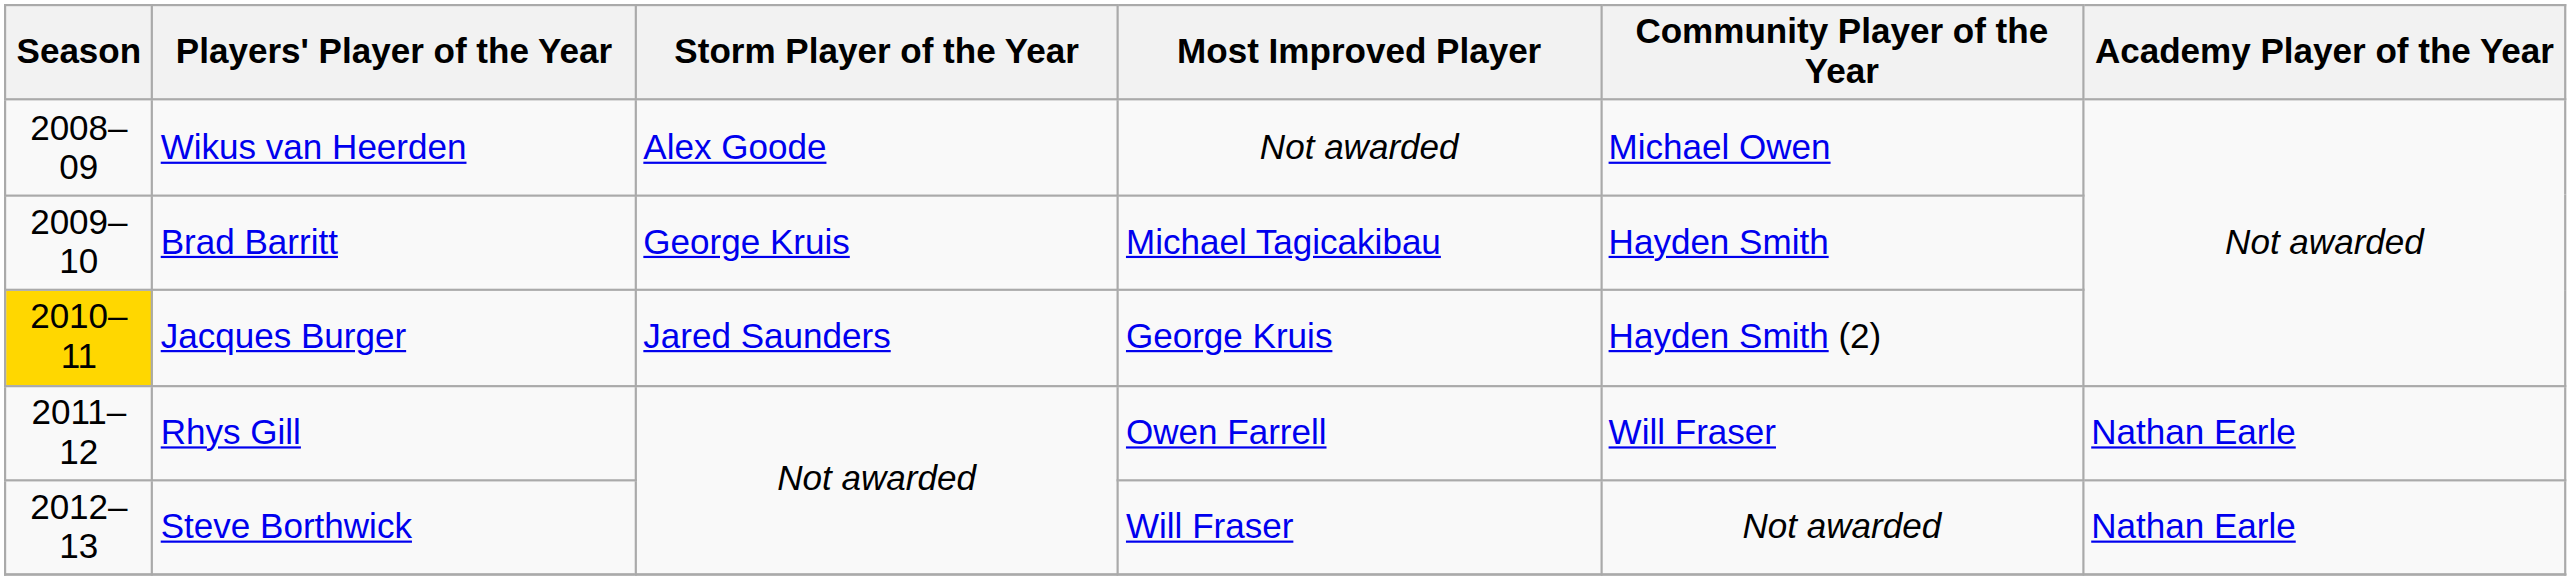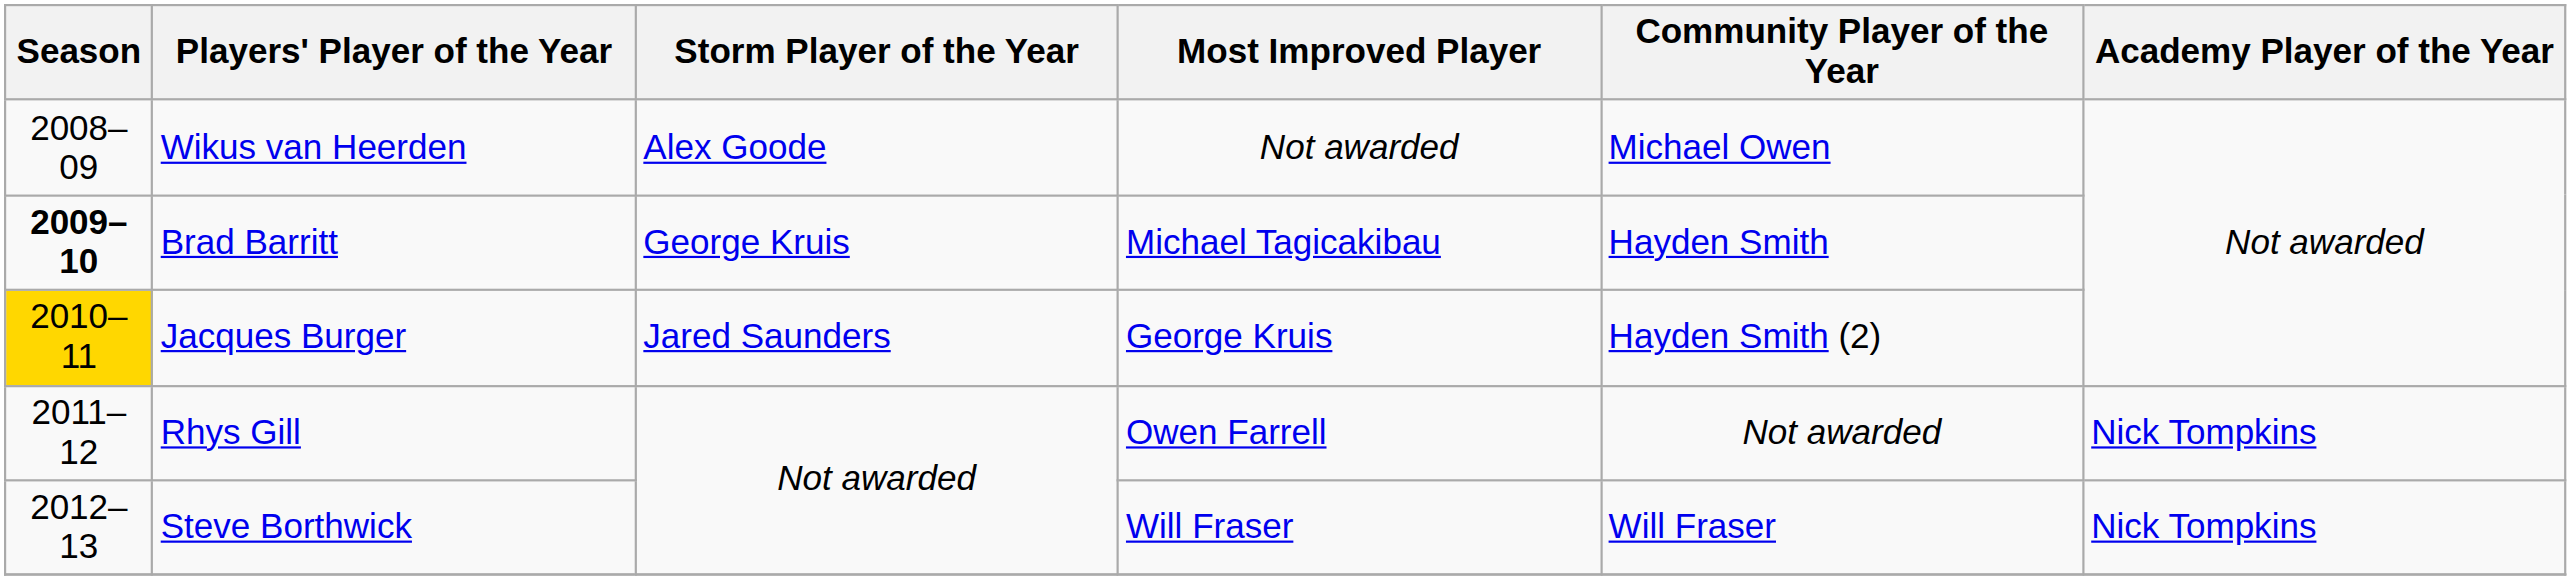(79, 241) normal -> (79, 241) bold
(1692, 431) Will Fraser -> (1842, 431) Not awarded
(2193, 431) Nathan Earle -> (2204, 431) Nick Tompkins
(1842, 526) Not awarded -> (1692, 526) Will Fraser
(2193, 526) Nathan Earle -> (2204, 526) Nick Tompkins
